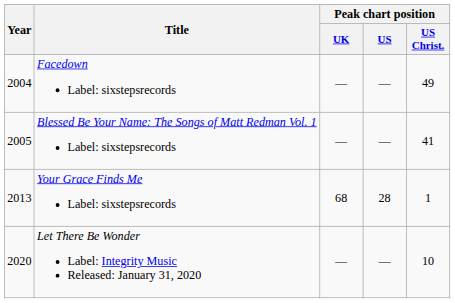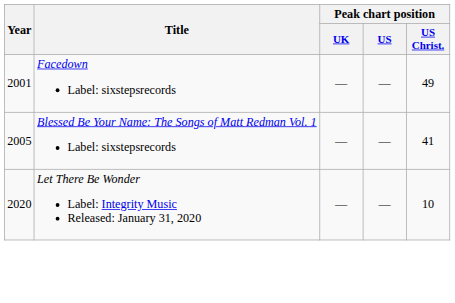(19, 83) 2004 -> (19, 83) 2001
- row: (177, 192)
